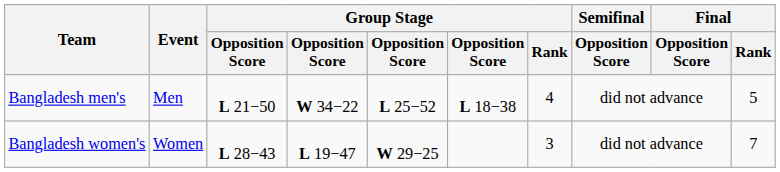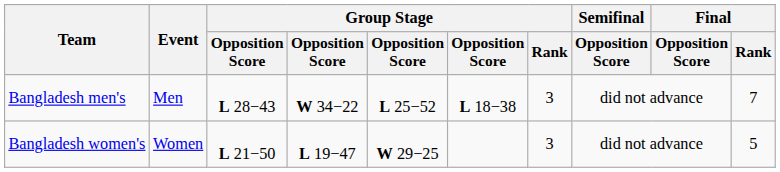(247, 107) L 21−50 -> (247, 107) L 28−43
(550, 98) 4 -> (550, 98) 3
(753, 98) 5 -> (753, 98) 7
(247, 153) L 28−43 -> (247, 153) L 21−50
(753, 144) 7 -> (753, 144) 5
